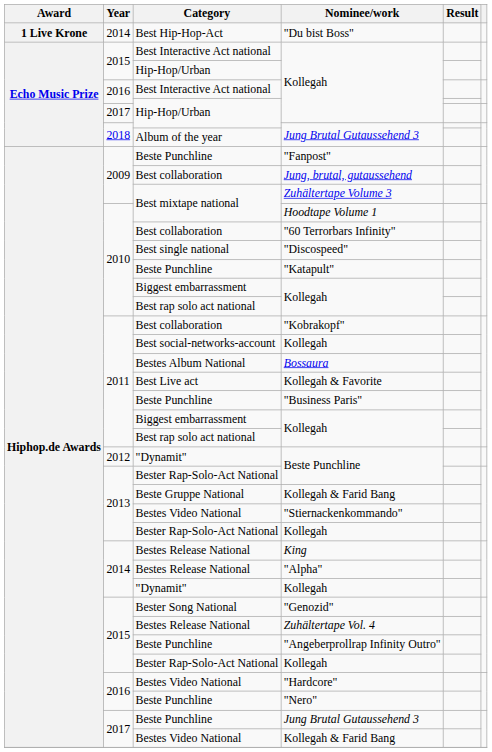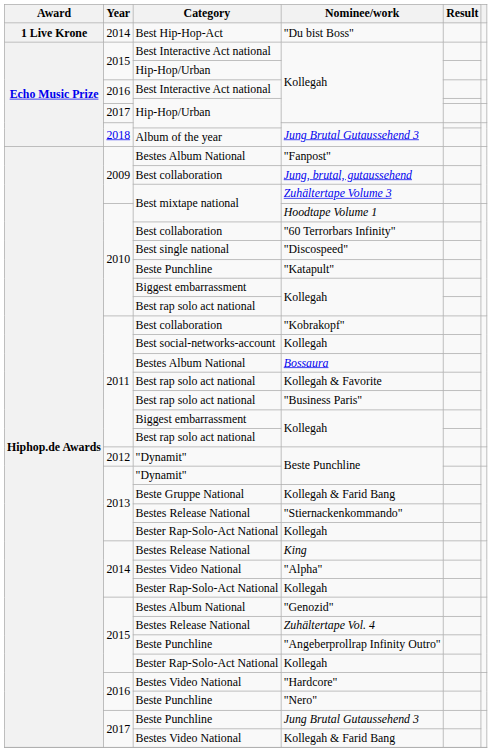(174, 156) Beste Punchline -> (190, 156) Bestes Album National
(167, 381) Best Live act -> (195, 381) Best rap solo act national
(174, 400) Beste Punchline -> (195, 400) Best rap solo act national
(207, 475) Bester Rap-Solo-Act National -> (161, 475) "Dynamit"
(188, 513) Bestes Video National -> (193, 513) Bestes Release National
(193, 569) Bestes Release National -> (188, 569) Bestes Video National
(161, 588) "Dynamit" -> (207, 588) Bester Rap-Solo-Act National
(186, 606) Bester Song National -> (190, 606) Bestes Album National
